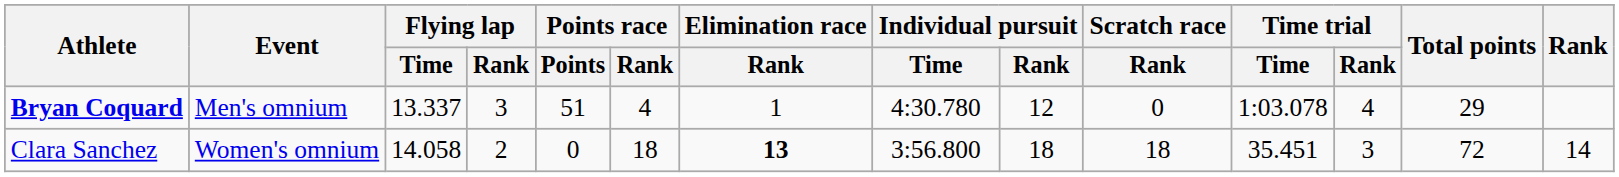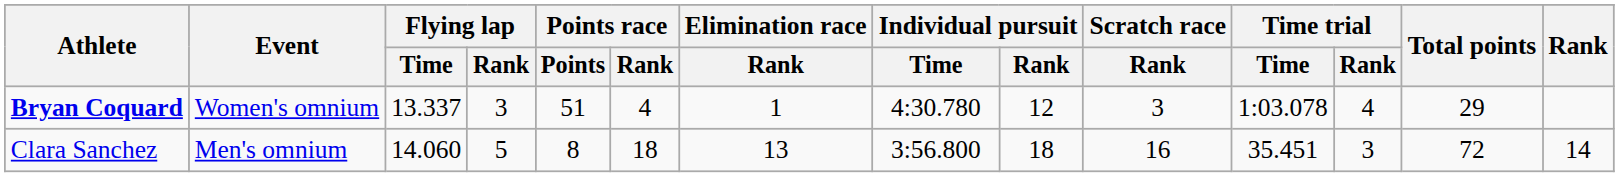(271, 107) Men's omnium -> (287, 107) Women's omnium
(1158, 107) 0 -> (1158, 107) 3
(287, 149) Women's omnium -> (271, 149) Men's omnium
(426, 149) 14.058 -> (426, 149) 14.060
(501, 149) 2 -> (501, 149) 5
(573, 149) 0 -> (573, 149) 8
(776, 149) bold -> (776, 149) normal
(1158, 149) 18 -> (1158, 149) 16
